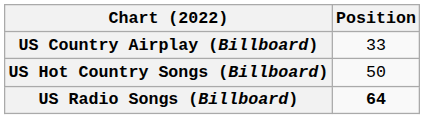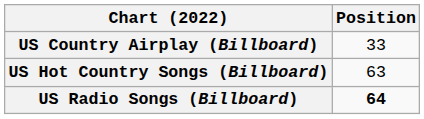(376, 72) 50 -> (376, 72) 63
